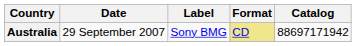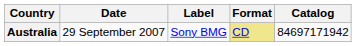(313, 32) 88697171942 -> (313, 32) 84697171942
